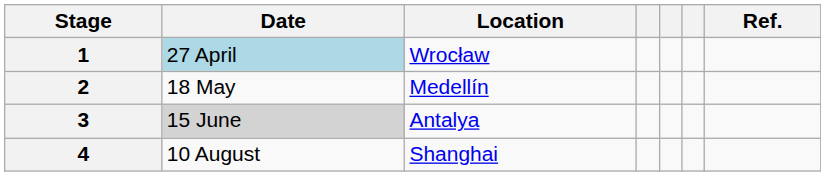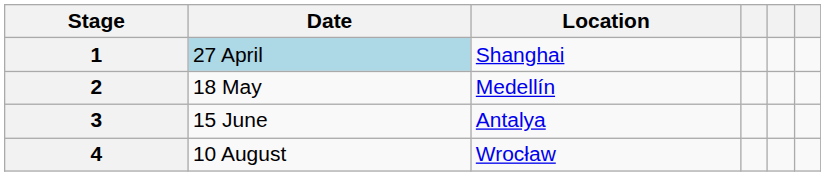- column: (763, 21)
(449, 54) Wrocław -> (520, 54) Shanghai
(204, 120) lightgrey background -> (230, 120) no background
(454, 154) Shanghai -> (516, 154) Wrocław
